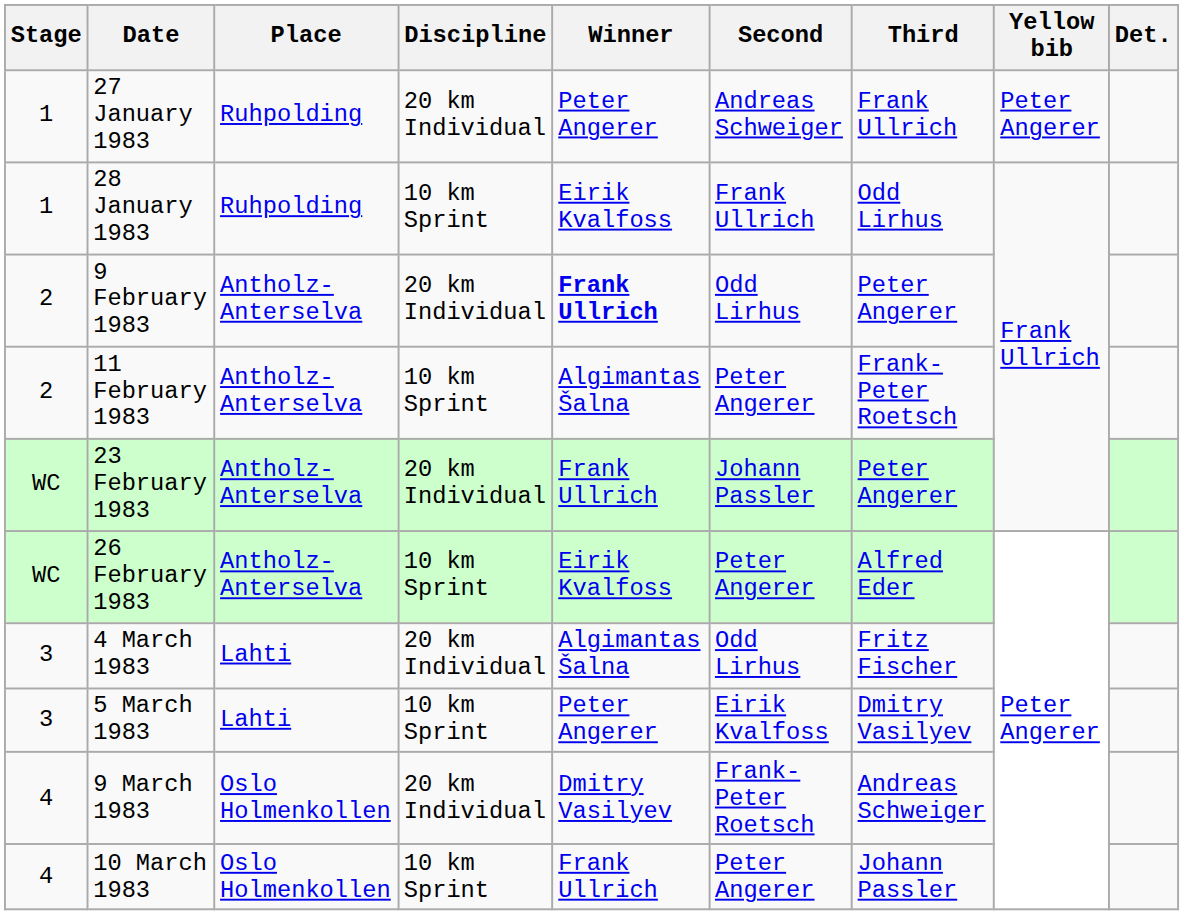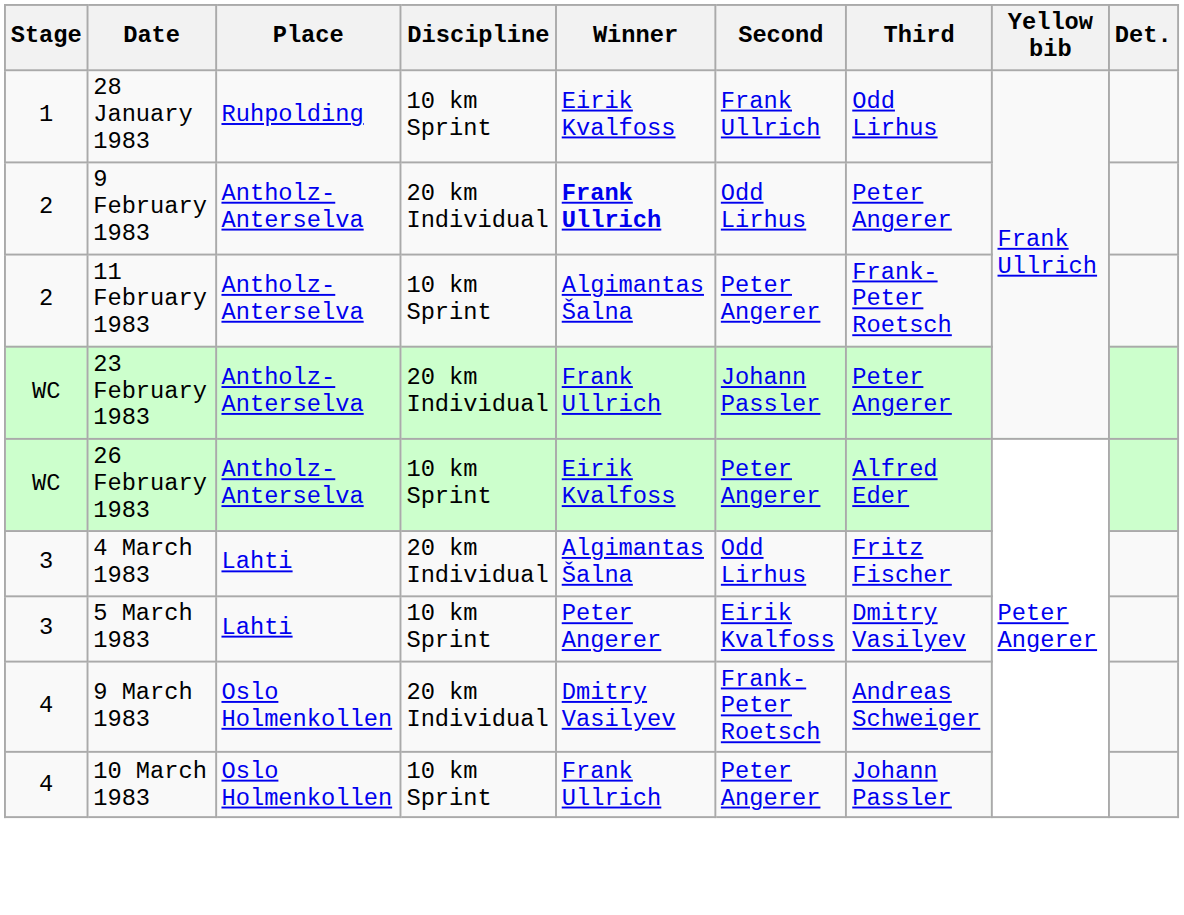- row: (143, 116)
